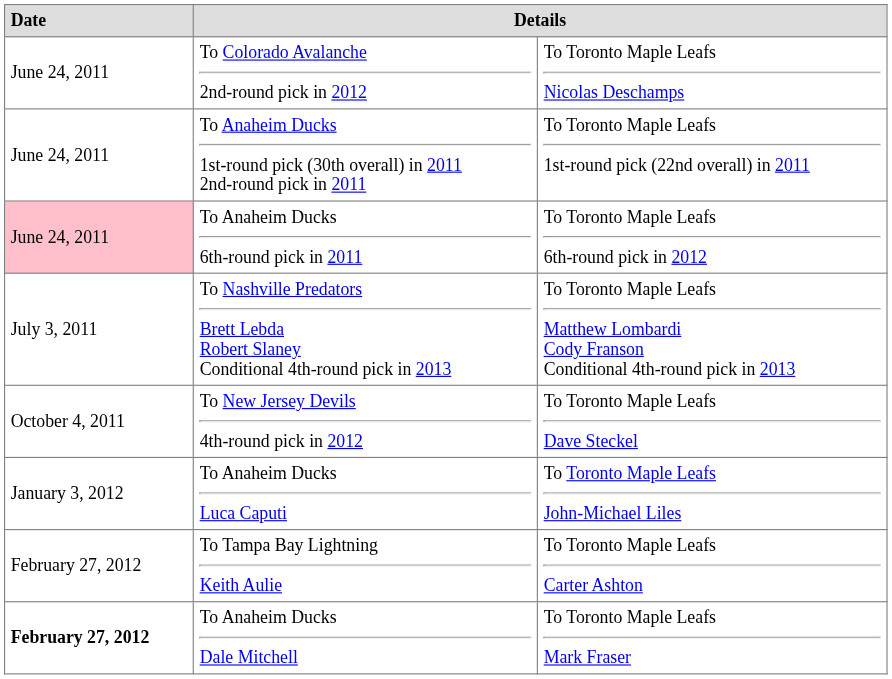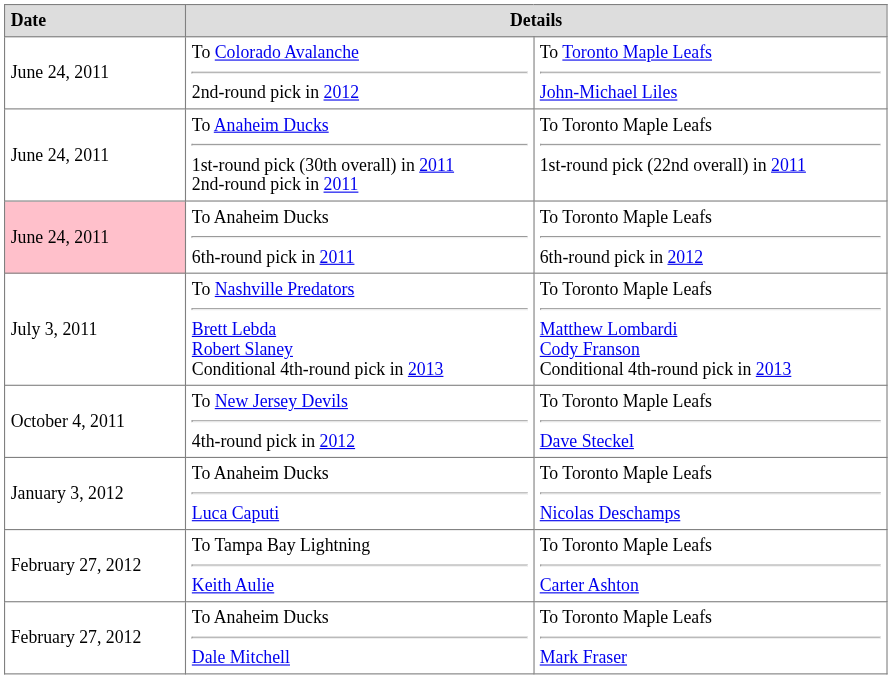(712, 72) To Toronto Maple Leafs Nicolas Deschamps -> (710, 72) To Toronto Maple Leafs John-Michael Liles
(712, 493) To Toronto Maple Leafs John-Michael Liles -> (710, 493) To Toronto Maple Leafs Nicolas Deschamps
(80, 637) bold -> (76, 637) normal
